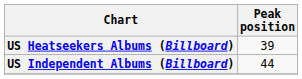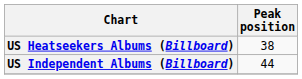(267, 46) 39 -> (267, 46) 38
